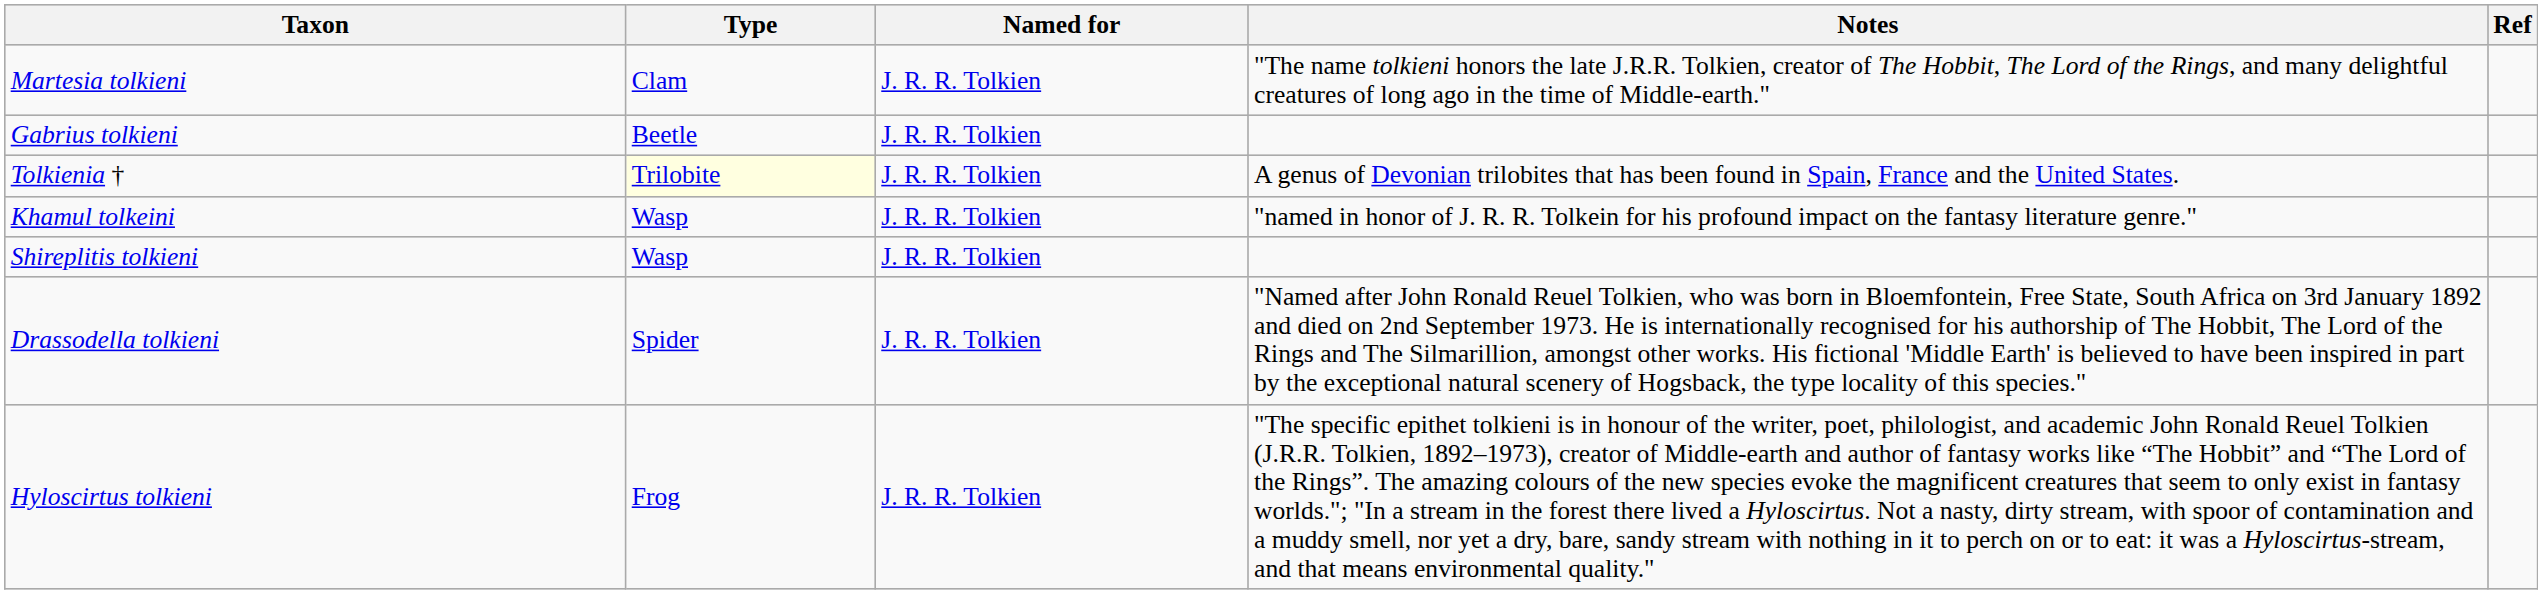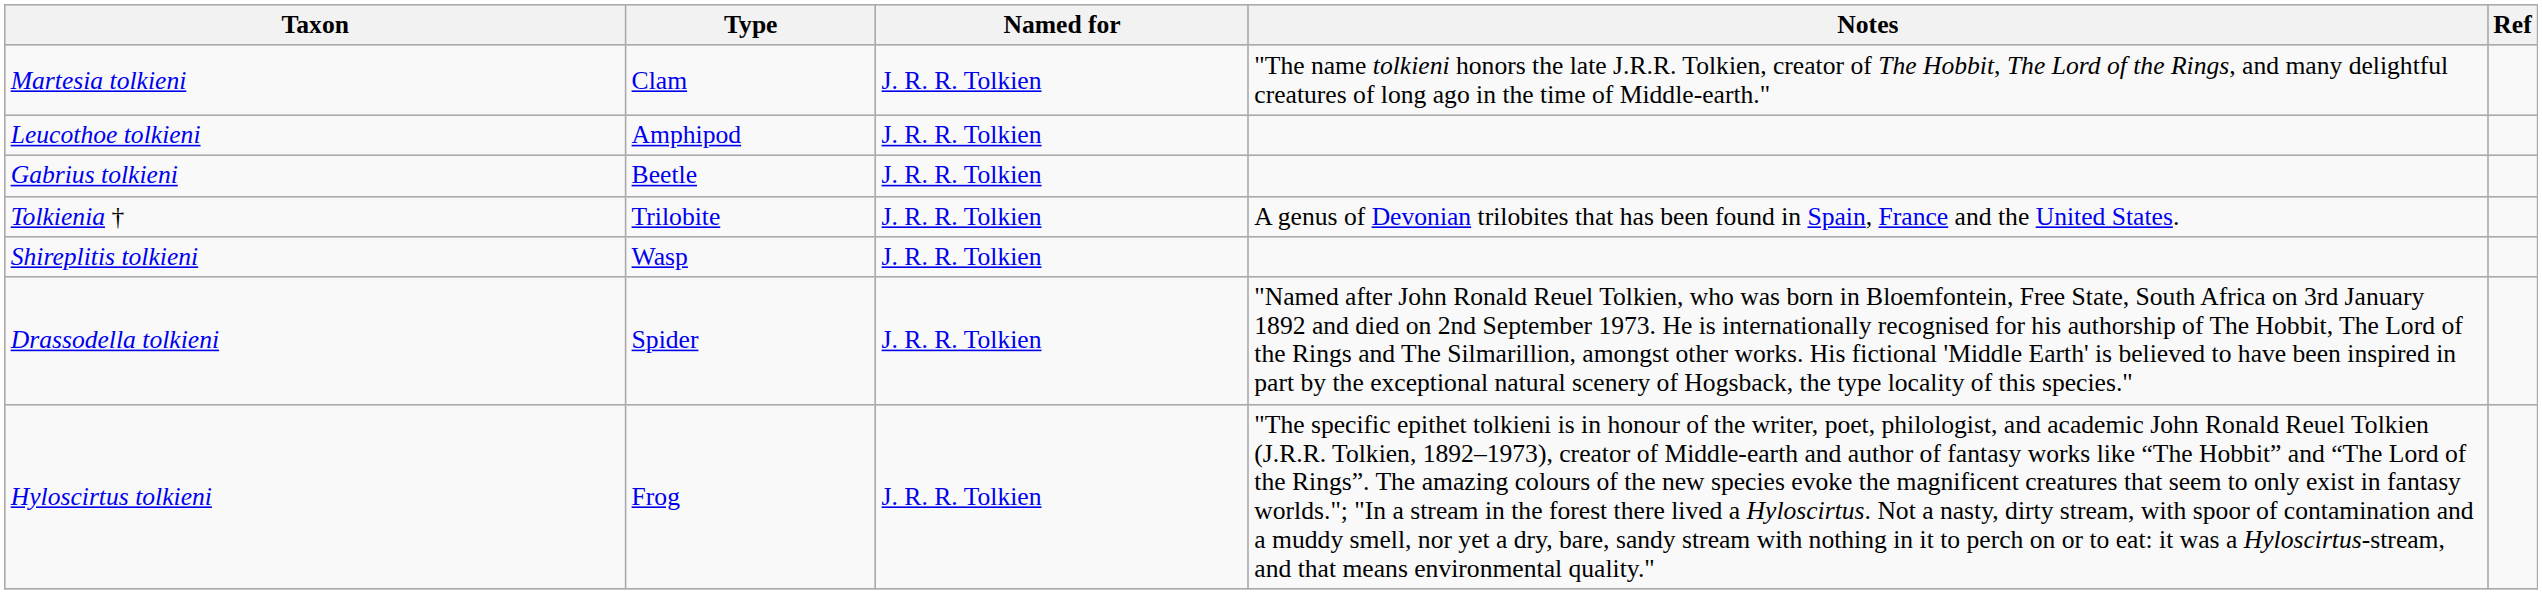+ row: (106, 134)
(676, 175) lightyellow background -> (676, 216) no background
- row: (93, 216)
